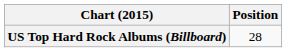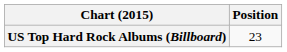(255, 36) 28 -> (255, 36) 23
